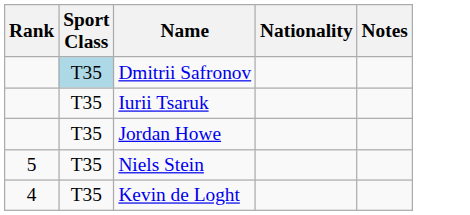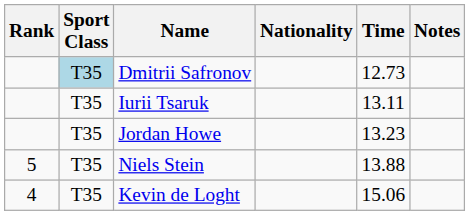+ column: (383, 30)
